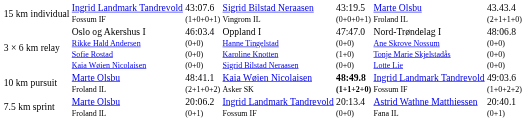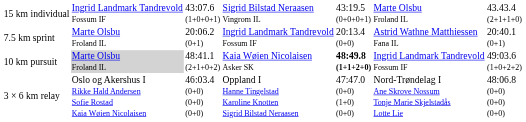rows swapped: (29, 107) <-> (32, 48)
(96, 83) no background -> (96, 61) lightgrey background
